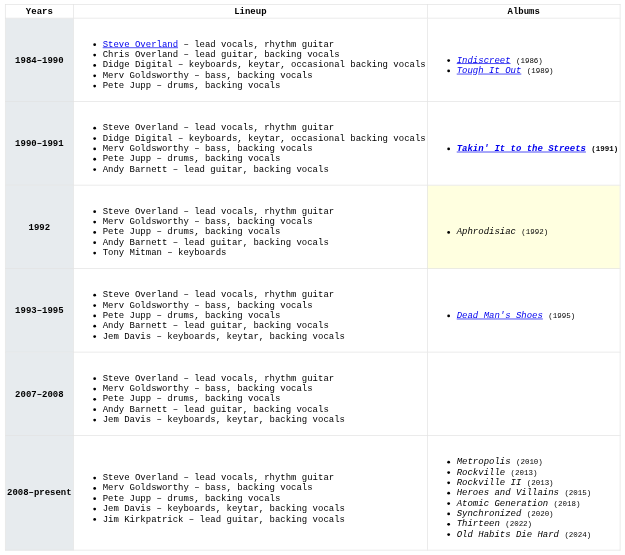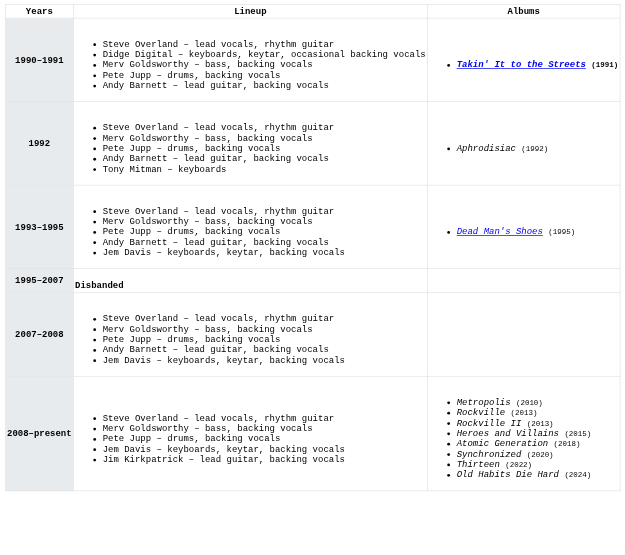- row: (39, 60)
(524, 232) lightyellow background -> (524, 149) no background
+ row: (39, 281)
